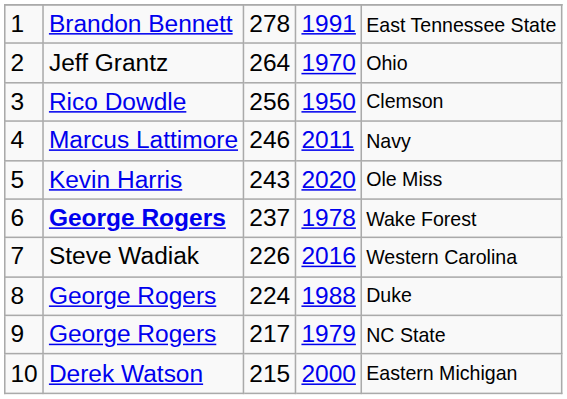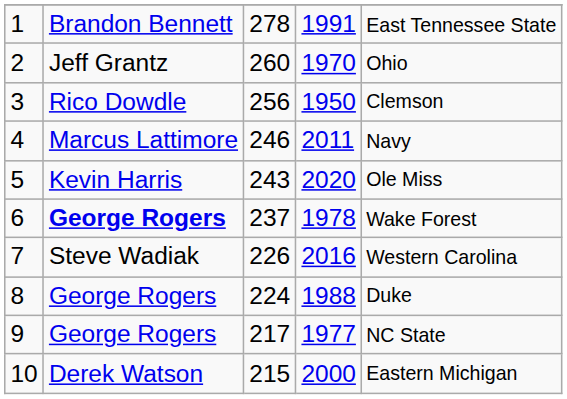(270, 62) 264 -> (270, 62) 260
(329, 334) 1979 -> (329, 334) 1977
